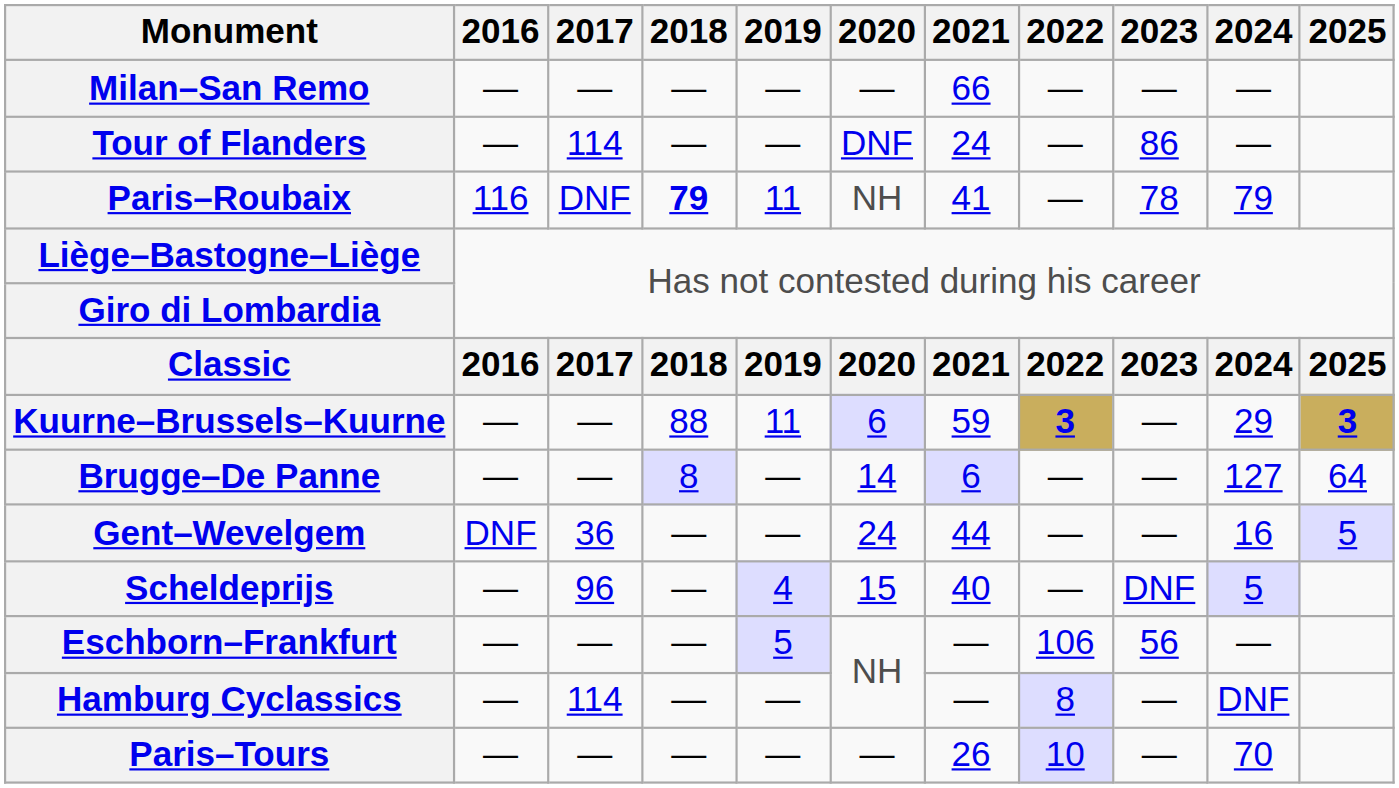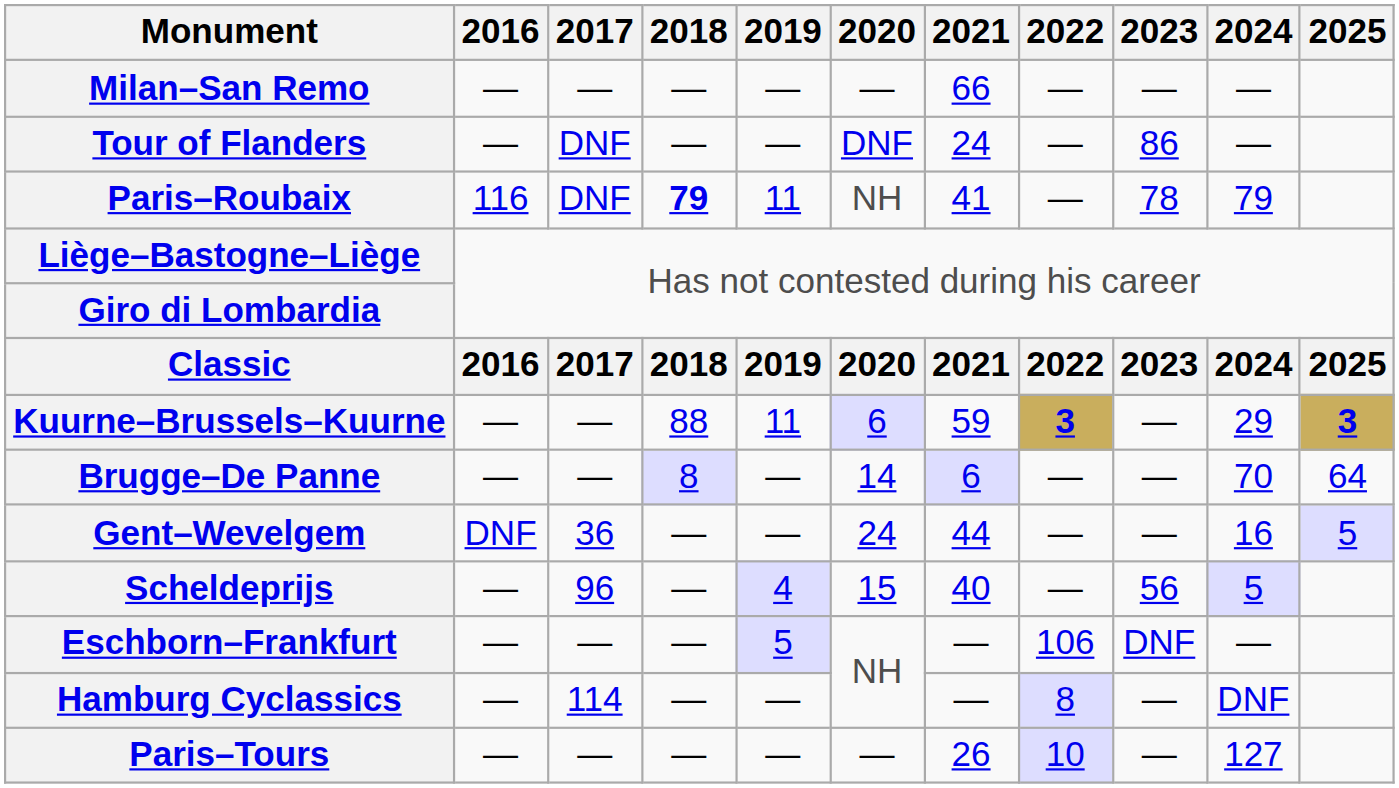(595, 143) 114 -> (595, 143) DNF
(1253, 476) 127 -> (1253, 476) 70
(1159, 587) DNF -> (1159, 587) 56
(1159, 643) 56 -> (1159, 643) DNF
(1253, 754) 70 -> (1253, 754) 127
